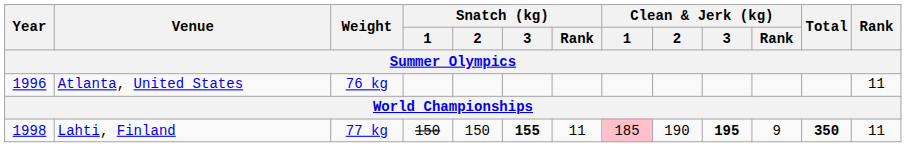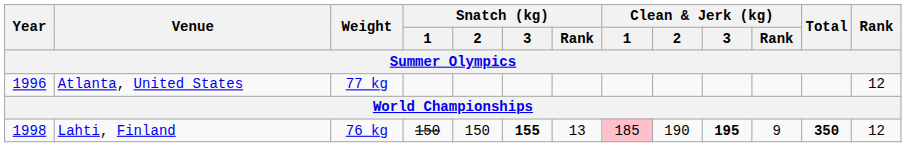(367, 85) 76 kg -> (367, 85) 77 kg
(876, 85) 11 -> (876, 85) 12
(367, 130) 77 kg -> (367, 130) 76 kg
(577, 130) 11 -> (577, 130) 13
(876, 130) 11 -> (876, 130) 12
